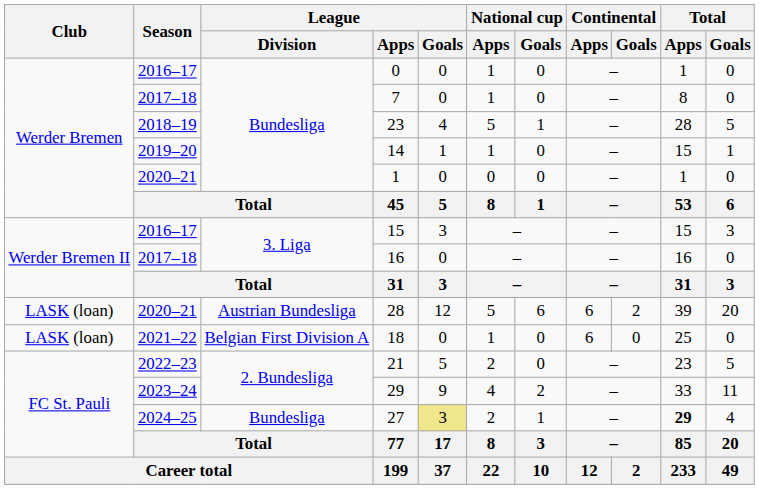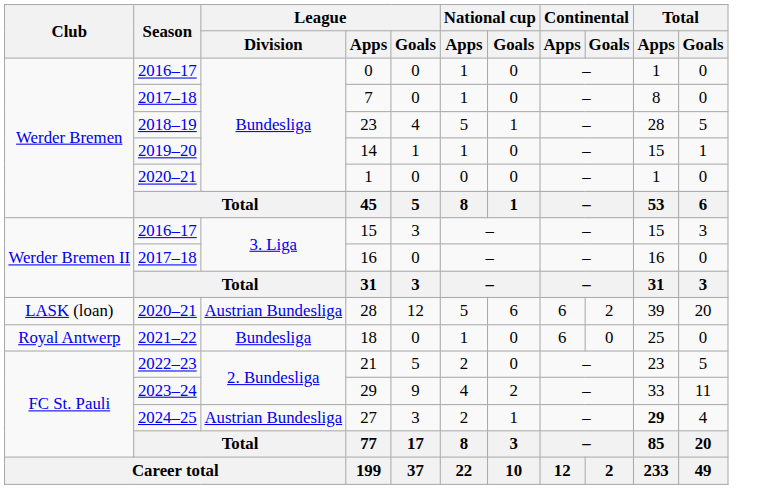(69, 337) LASK (loan) -> (69, 337) Royal Antwerp
(287, 337) Belgian First Division A -> (273, 337) Bundesliga
(287, 417) Bundesliga -> (273, 417) Austrian Bundesliga
(443, 417) khaki background -> (416, 417) no background
